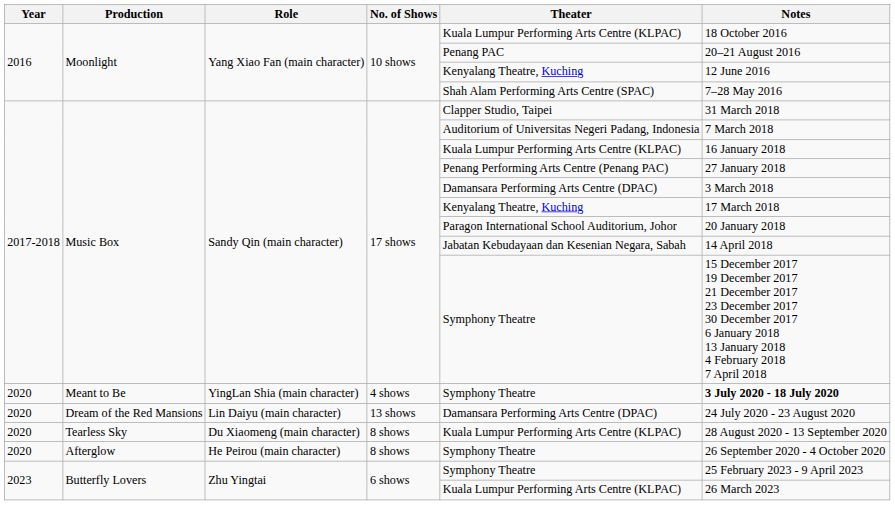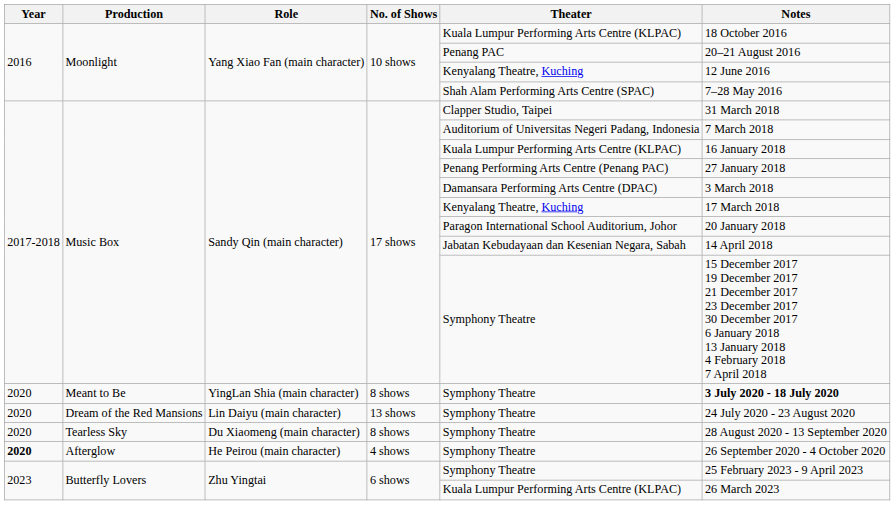(390, 393) 4 shows -> (390, 393) 8 shows
(550, 412) Damansara Performing Arts Centre (DPAC) -> (489, 412) Symphony Theatre
(562, 432) Kuala Lumpur Performing Arts Centre (KLPAC) -> (489, 432) Symphony Theatre
(19, 451) normal -> (19, 451) bold
(390, 451) 8 shows -> (390, 451) 4 shows
